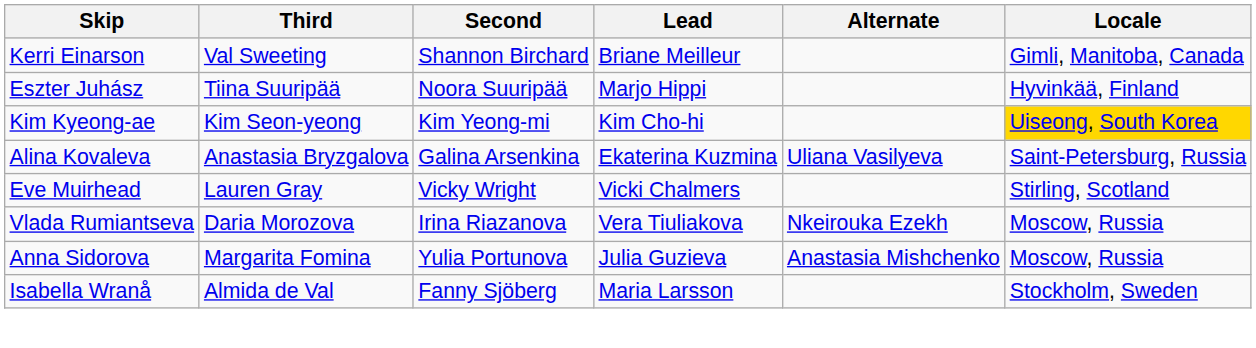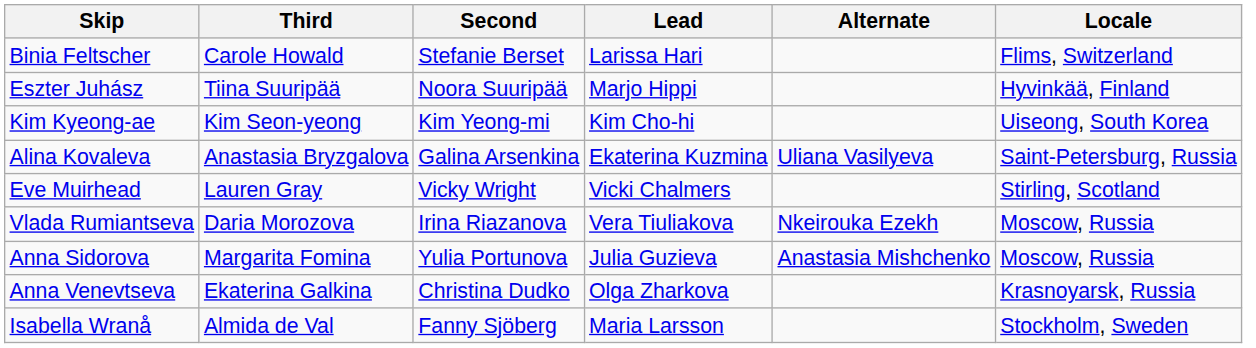- row: (77, 55)
+ row: (80, 55)
(1114, 122) gold background -> (1104, 122) no background
+ row: (92, 291)
